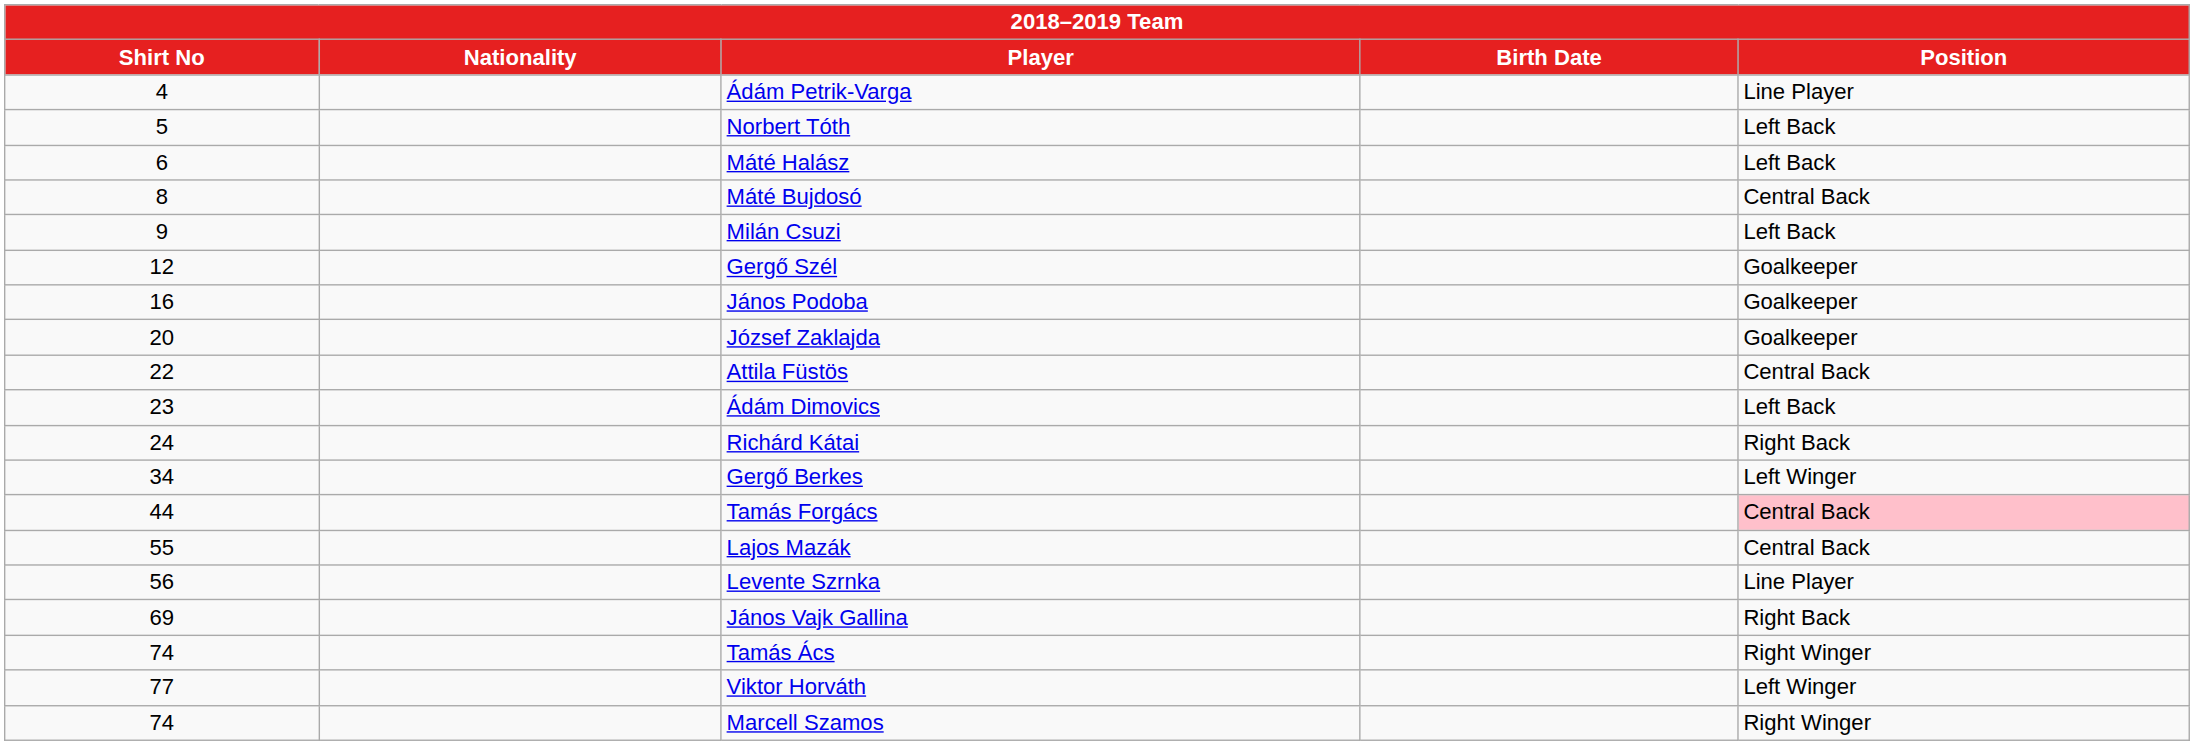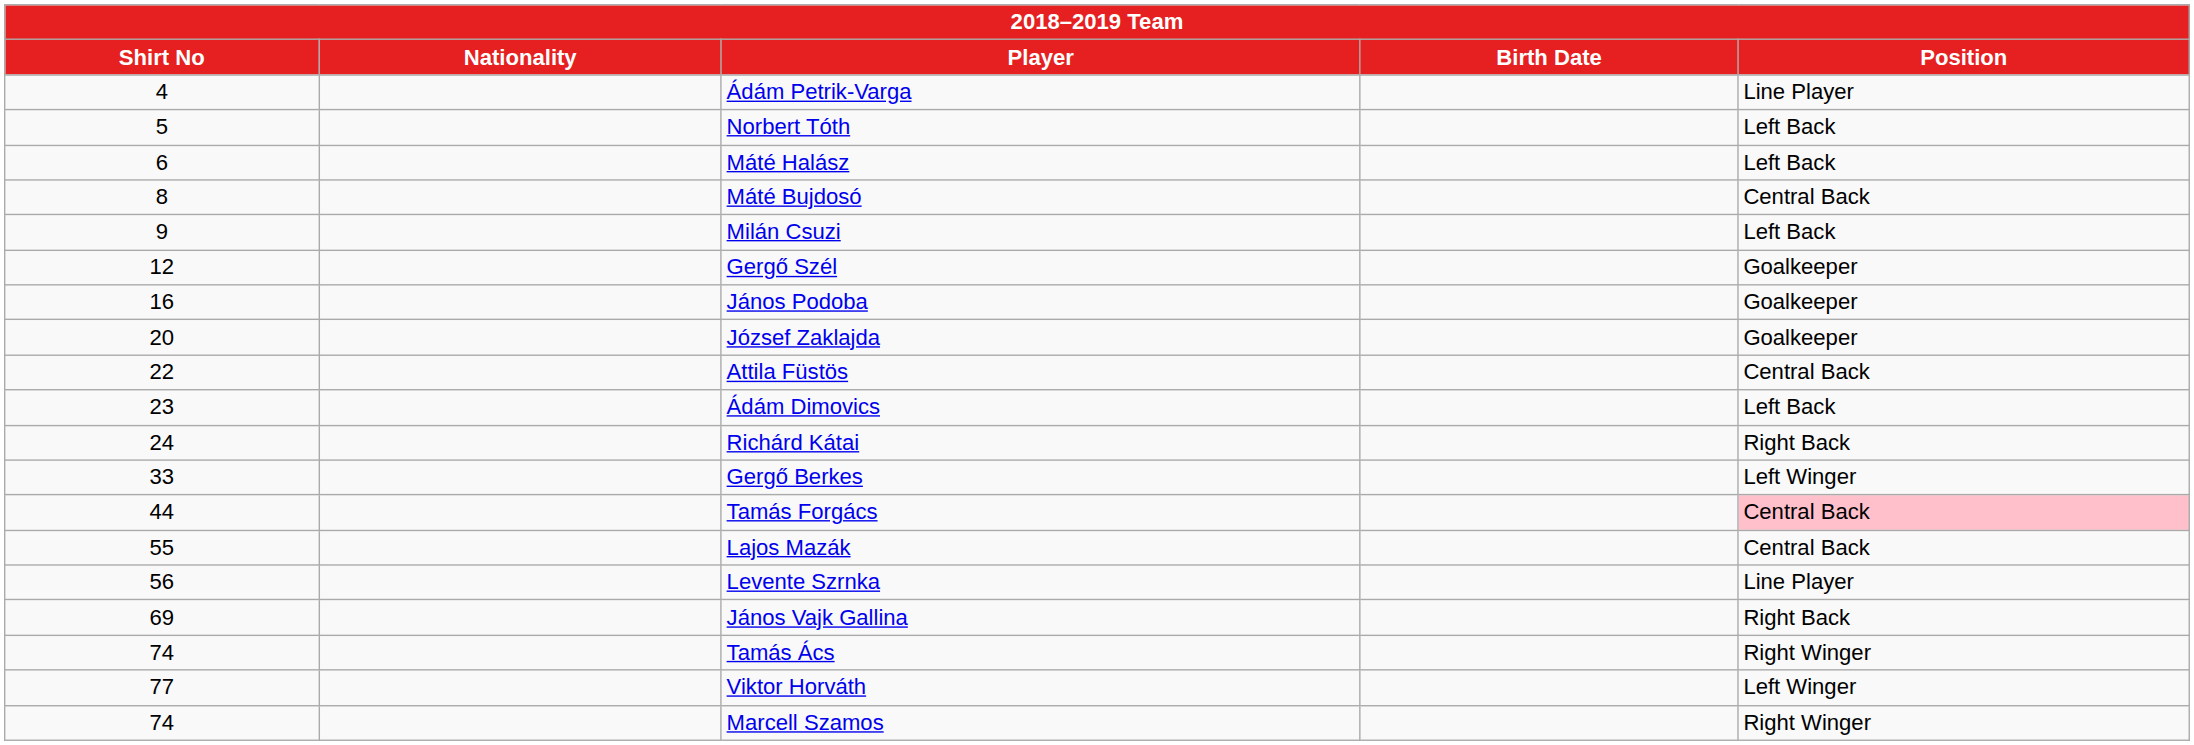(162, 477) 34 -> (162, 477) 33
